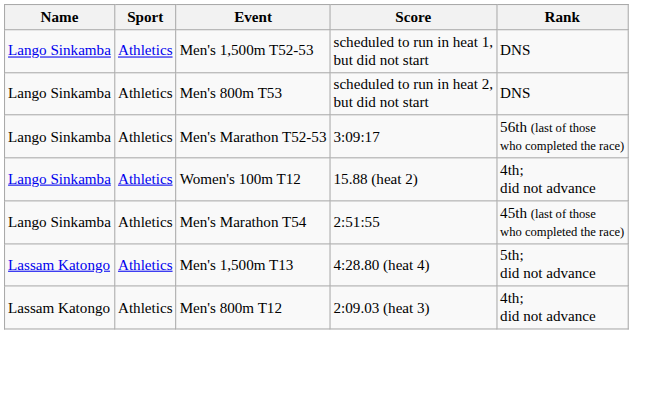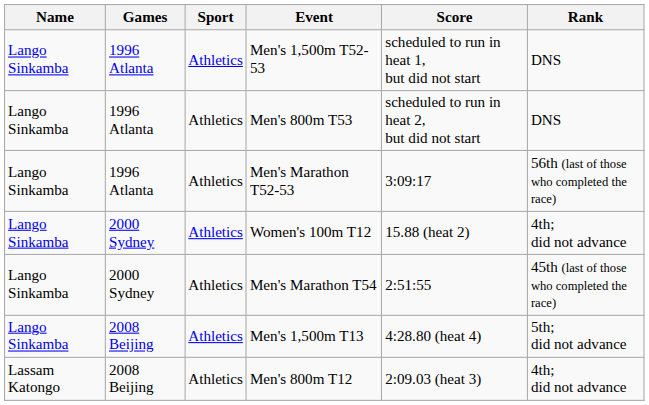+ column: (145, 17)
(59, 265) Lassam Katongo -> (38, 336) Lango Sinkamba
